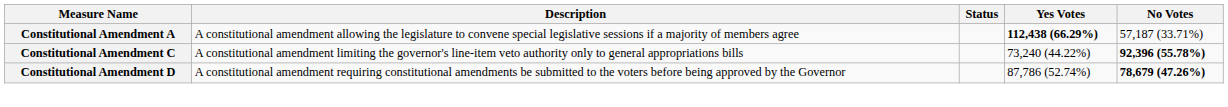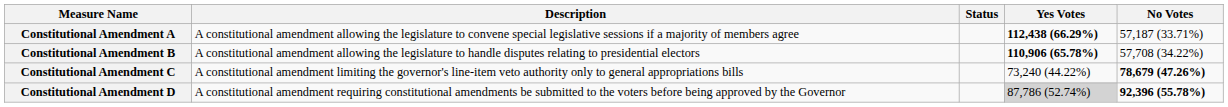+ row: (98, 53)
(1162, 53) 92,396 (55.78%) -> (1162, 72) 78,679 (47.26%)
(1049, 72) no background -> (1049, 92) lightgrey background
(1162, 72) 78,679 (47.26%) -> (1162, 92) 92,396 (55.78%)
